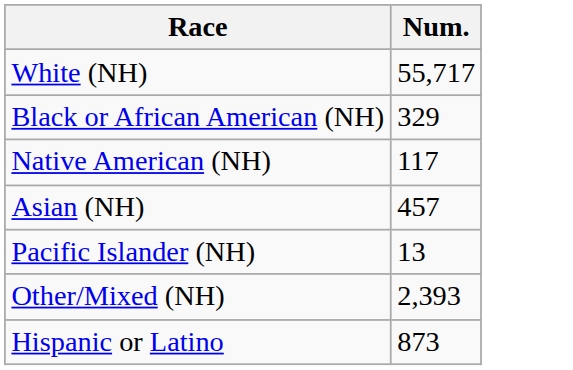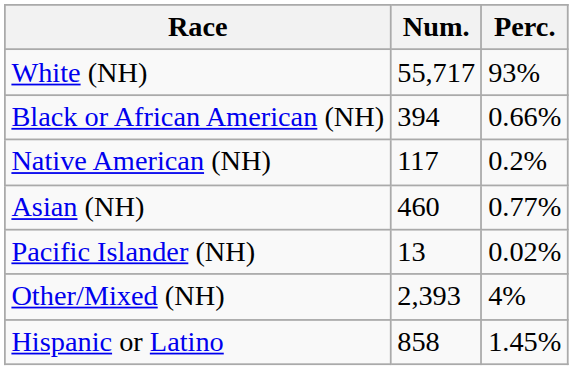+ column: (525, 26)
(418, 116) 329 -> (418, 116) 394
(418, 206) 457 -> (418, 206) 460
(418, 341) 873 -> (418, 341) 858
